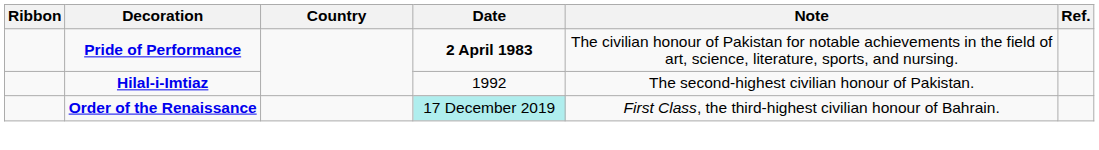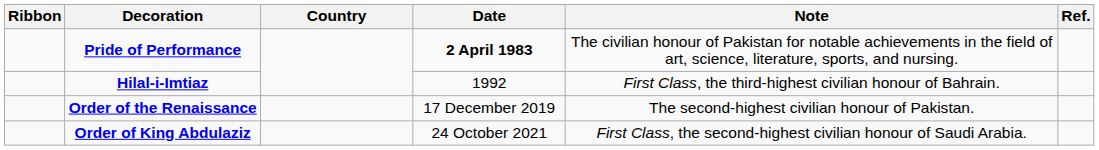(812, 83) The second-highest civilian honour of Pakistan. -> (812, 83) First Class, the third-highest civilian honour of Bahrain.
(489, 108) paleturquoise background -> (489, 108) no background
(812, 108) First Class, the third-highest civilian honour of Bahrain. -> (812, 108) The second-highest civilian honour of Pakistan.
+ row: (163, 132)
